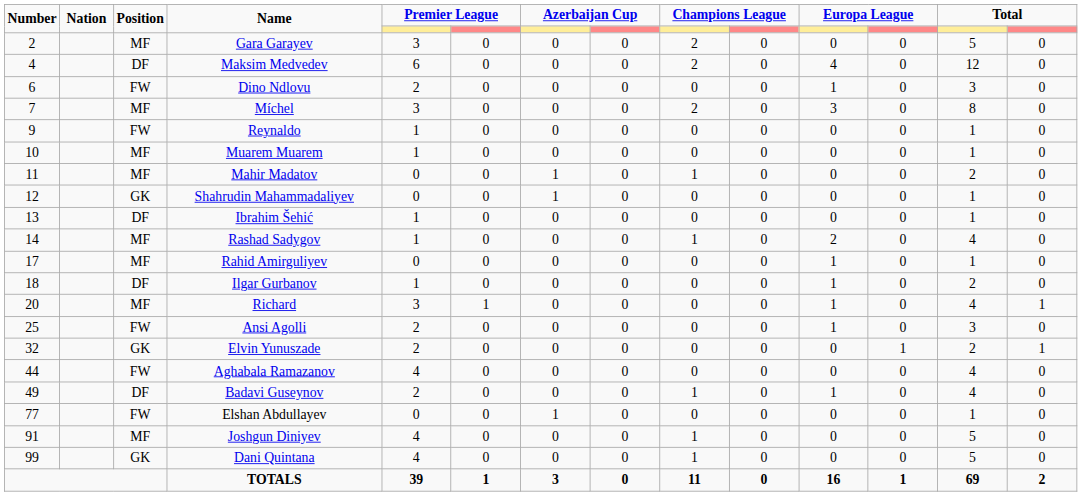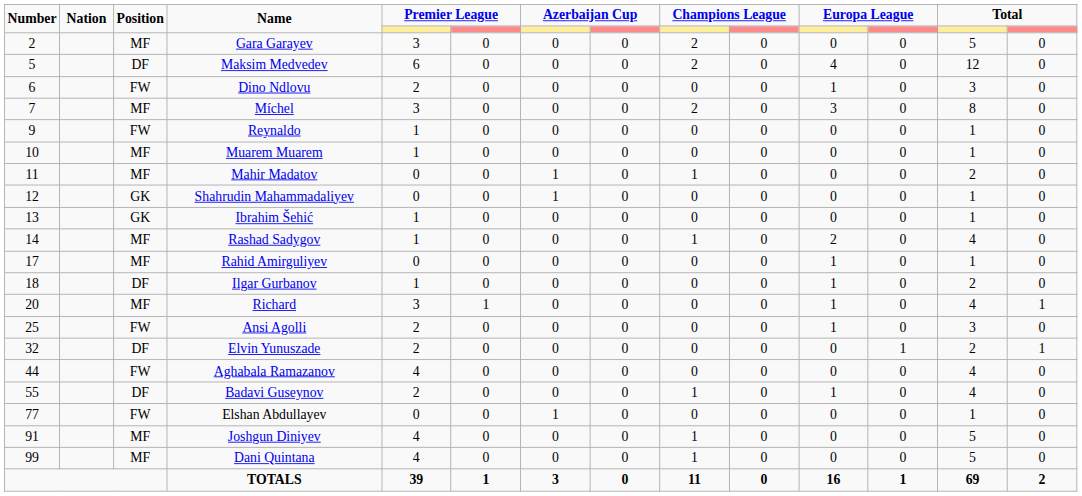(32, 65) 4 -> (32, 65) 5
(140, 218) DF -> (140, 218) GK
(140, 349) GK -> (140, 349) DF
(32, 392) 49 -> (32, 392) 55
(140, 458) GK -> (140, 458) MF
